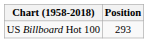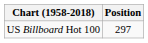(123, 29) 293 -> (123, 29) 297
